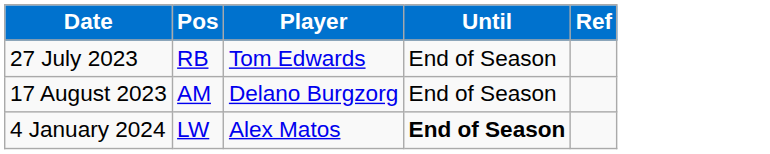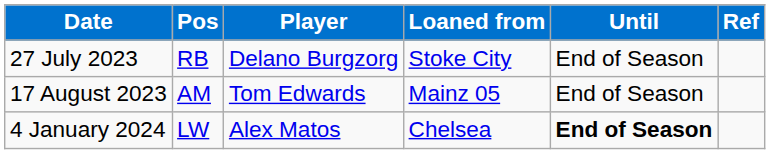+ column: (477, 22)
(297, 58) Tom Edwards -> (314, 58) Delano Burgzorg
(314, 93) Delano Burgzorg -> (297, 93) Tom Edwards
